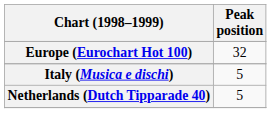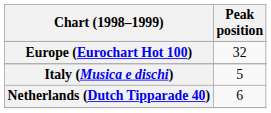(240, 96) 5 -> (240, 96) 6
